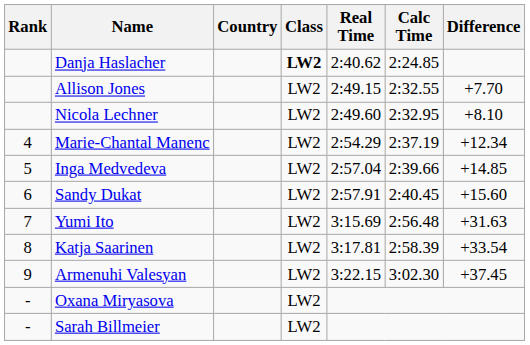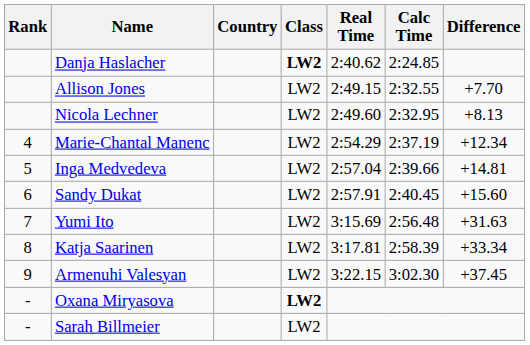(484, 115) +8.10 -> (484, 115) +8.13
(484, 168) +14.85 -> (484, 168) +14.81
(484, 247) +33.54 -> (484, 247) +33.34
(304, 300) normal -> (304, 300) bold
